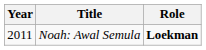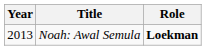(20, 34) 2011 -> (20, 34) 2013
